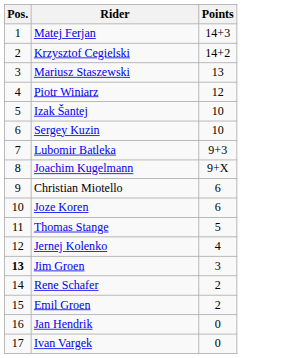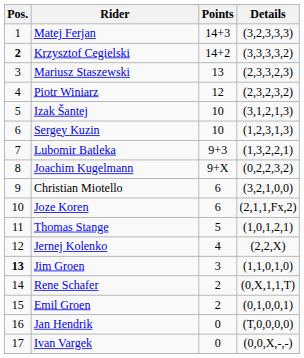+ column: (268, 14)
(18, 52) normal -> (18, 52) bold
